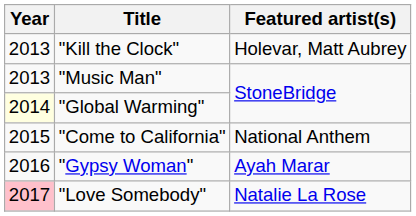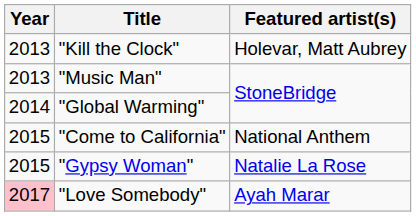(30, 107) lightyellow background -> (30, 107) no background
(30, 166) 2016 -> (30, 166) 2015
(282, 166) Ayah Marar -> (300, 166) Natalie La Rose
(300, 195) Natalie La Rose -> (282, 195) Ayah Marar
